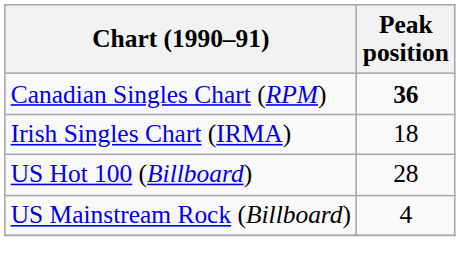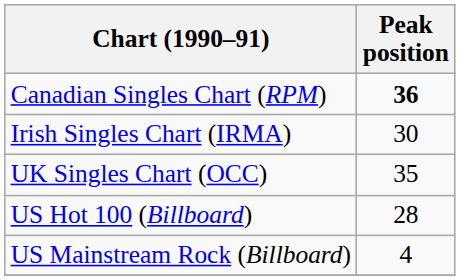(406, 133) 18 -> (406, 133) 30
+ row: (139, 174)
